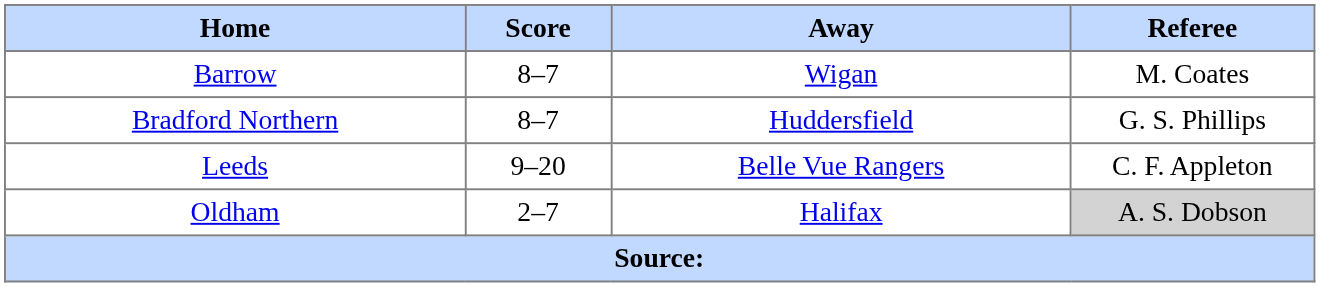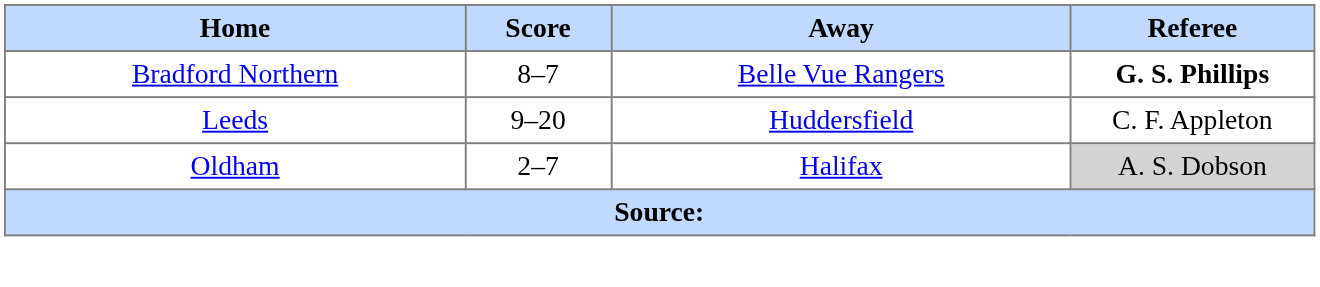- row: (235, 73)
(841, 119) Huddersfield -> (841, 73) Belle Vue Rangers
(1192, 119) normal -> (1192, 73) bold
(841, 165) Belle Vue Rangers -> (841, 119) Huddersfield
